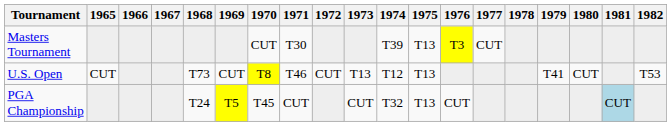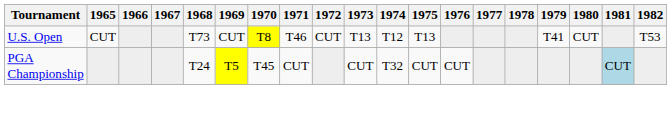- row: (39, 44)
(425, 103) T13 -> (425, 66) CUT
